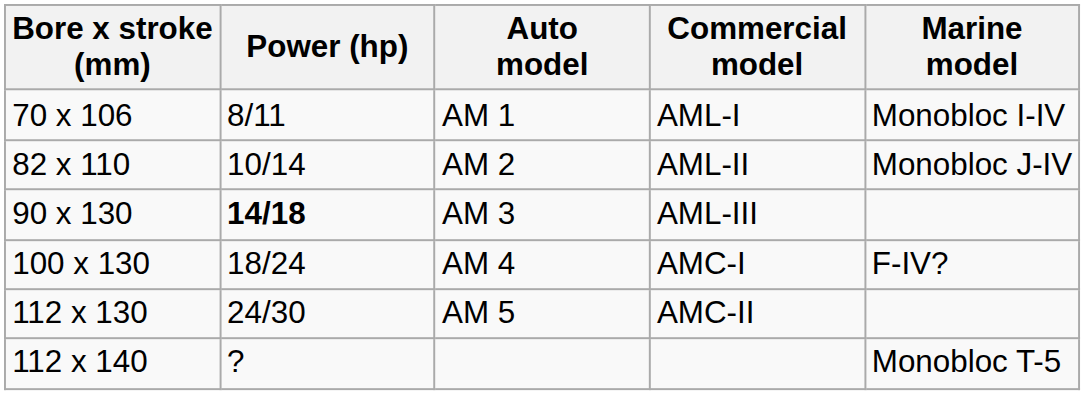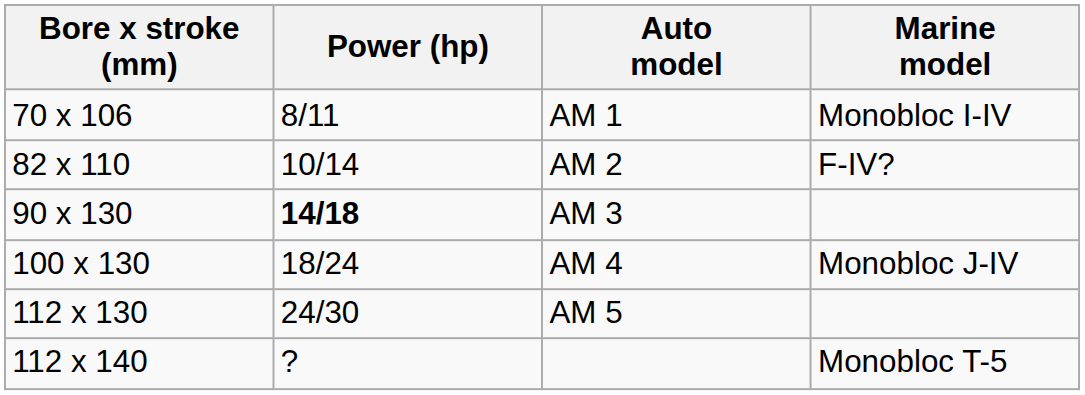- column: (757, 47)
(972, 164) Monobloc J-IV -> (856, 164) F-IV?
(910, 263) F-IV? -> (918, 263) Monobloc J-IV
